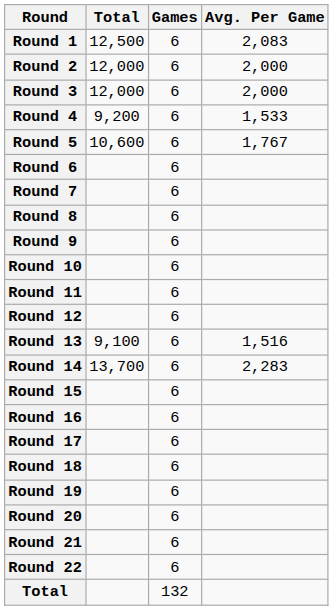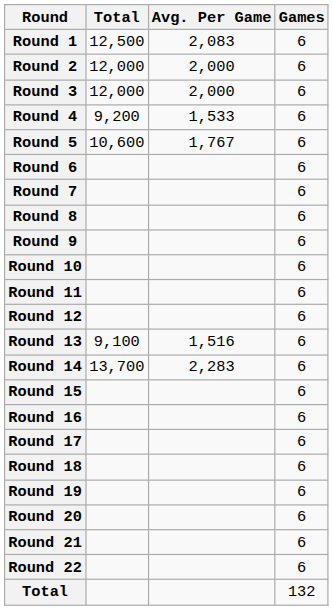columns swapped: (175, 17) <-> (265, 17)
